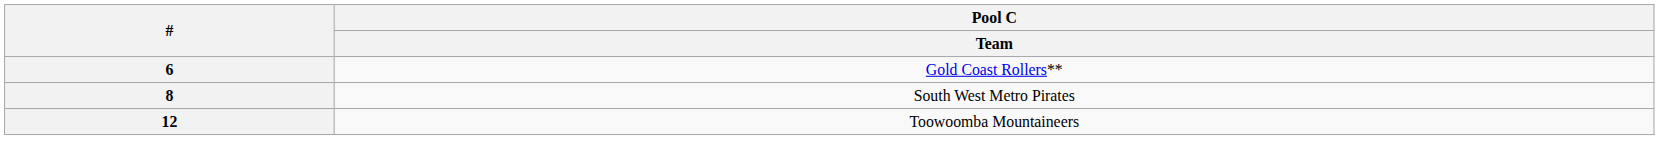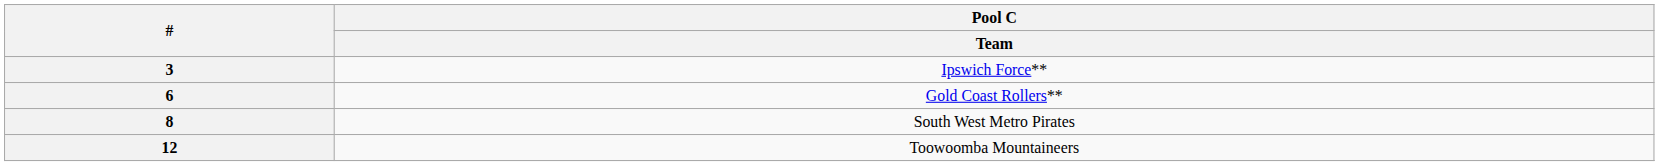+ row: (169, 69)
